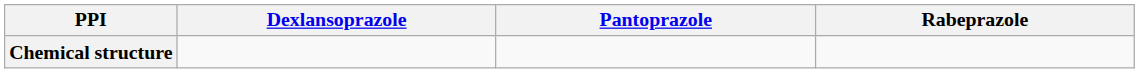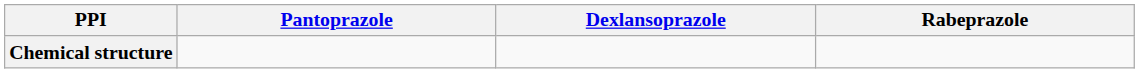columns swapped: (337, 20) <-> (656, 20)
